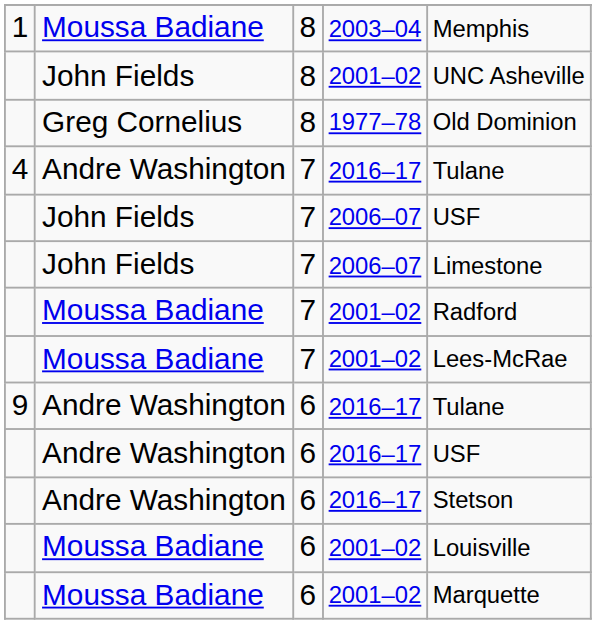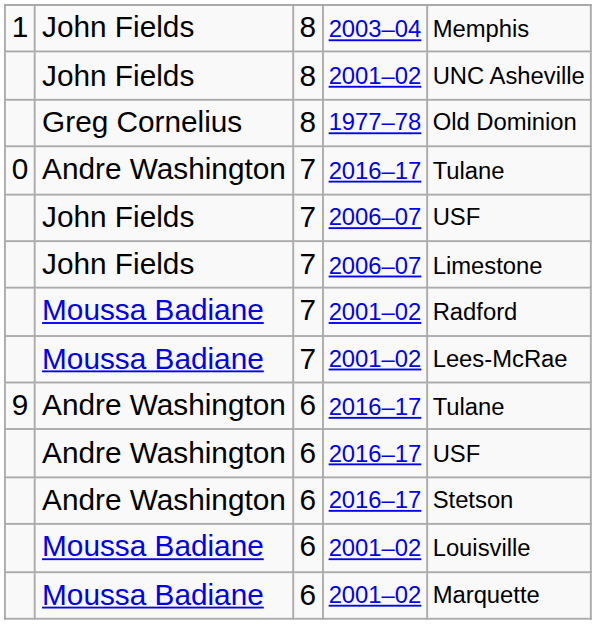(153, 28) Moussa Badiane -> (118, 28) John Fields
(20, 169) 4 -> (20, 169) 0
